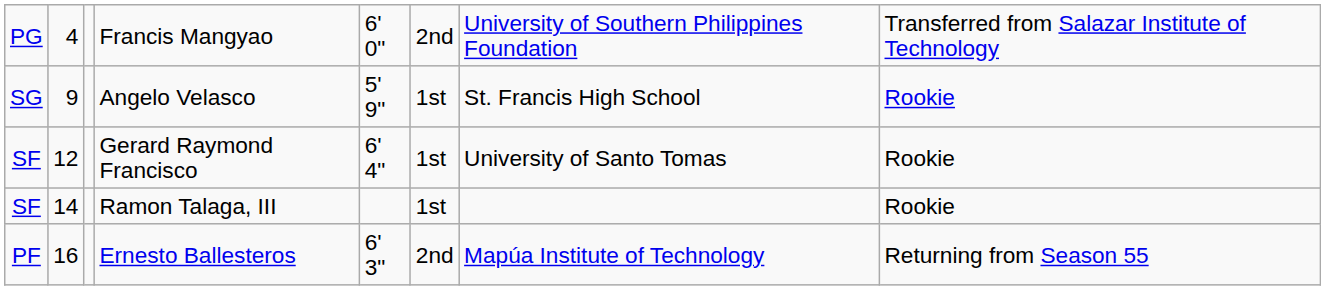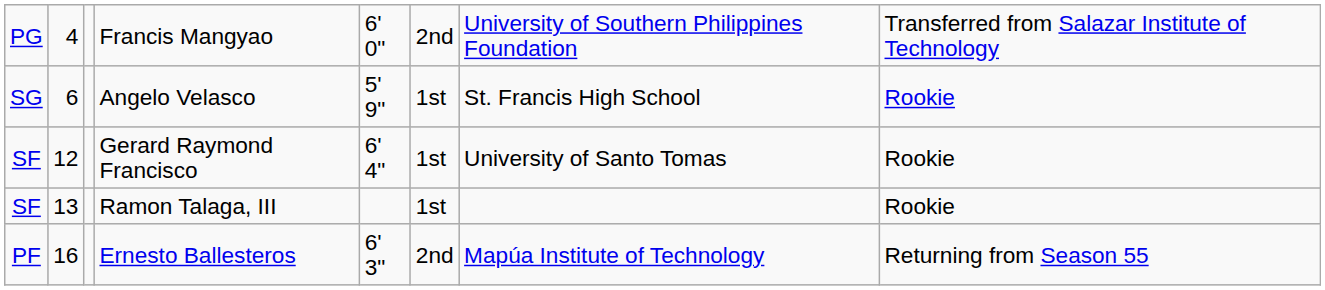(72, 97) 9 -> (72, 97) 6
(66, 206) 14 -> (66, 206) 13
